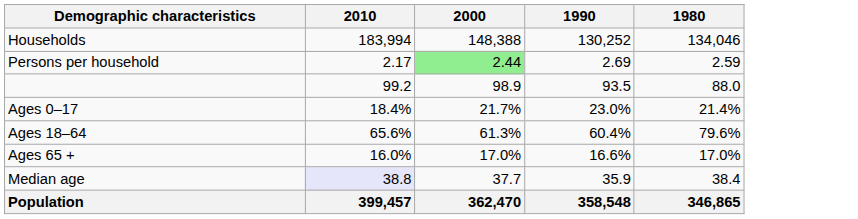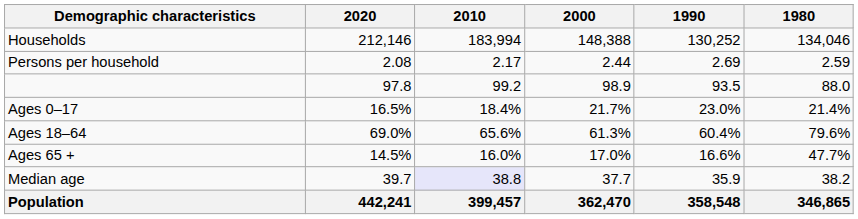+ column: (360, 17)
(507, 63) lightgreen background -> (617, 63) no background
(720, 156) 17.0% -> (829, 156) 47.7%
(726, 179) 38.4 -> (836, 179) 38.2
